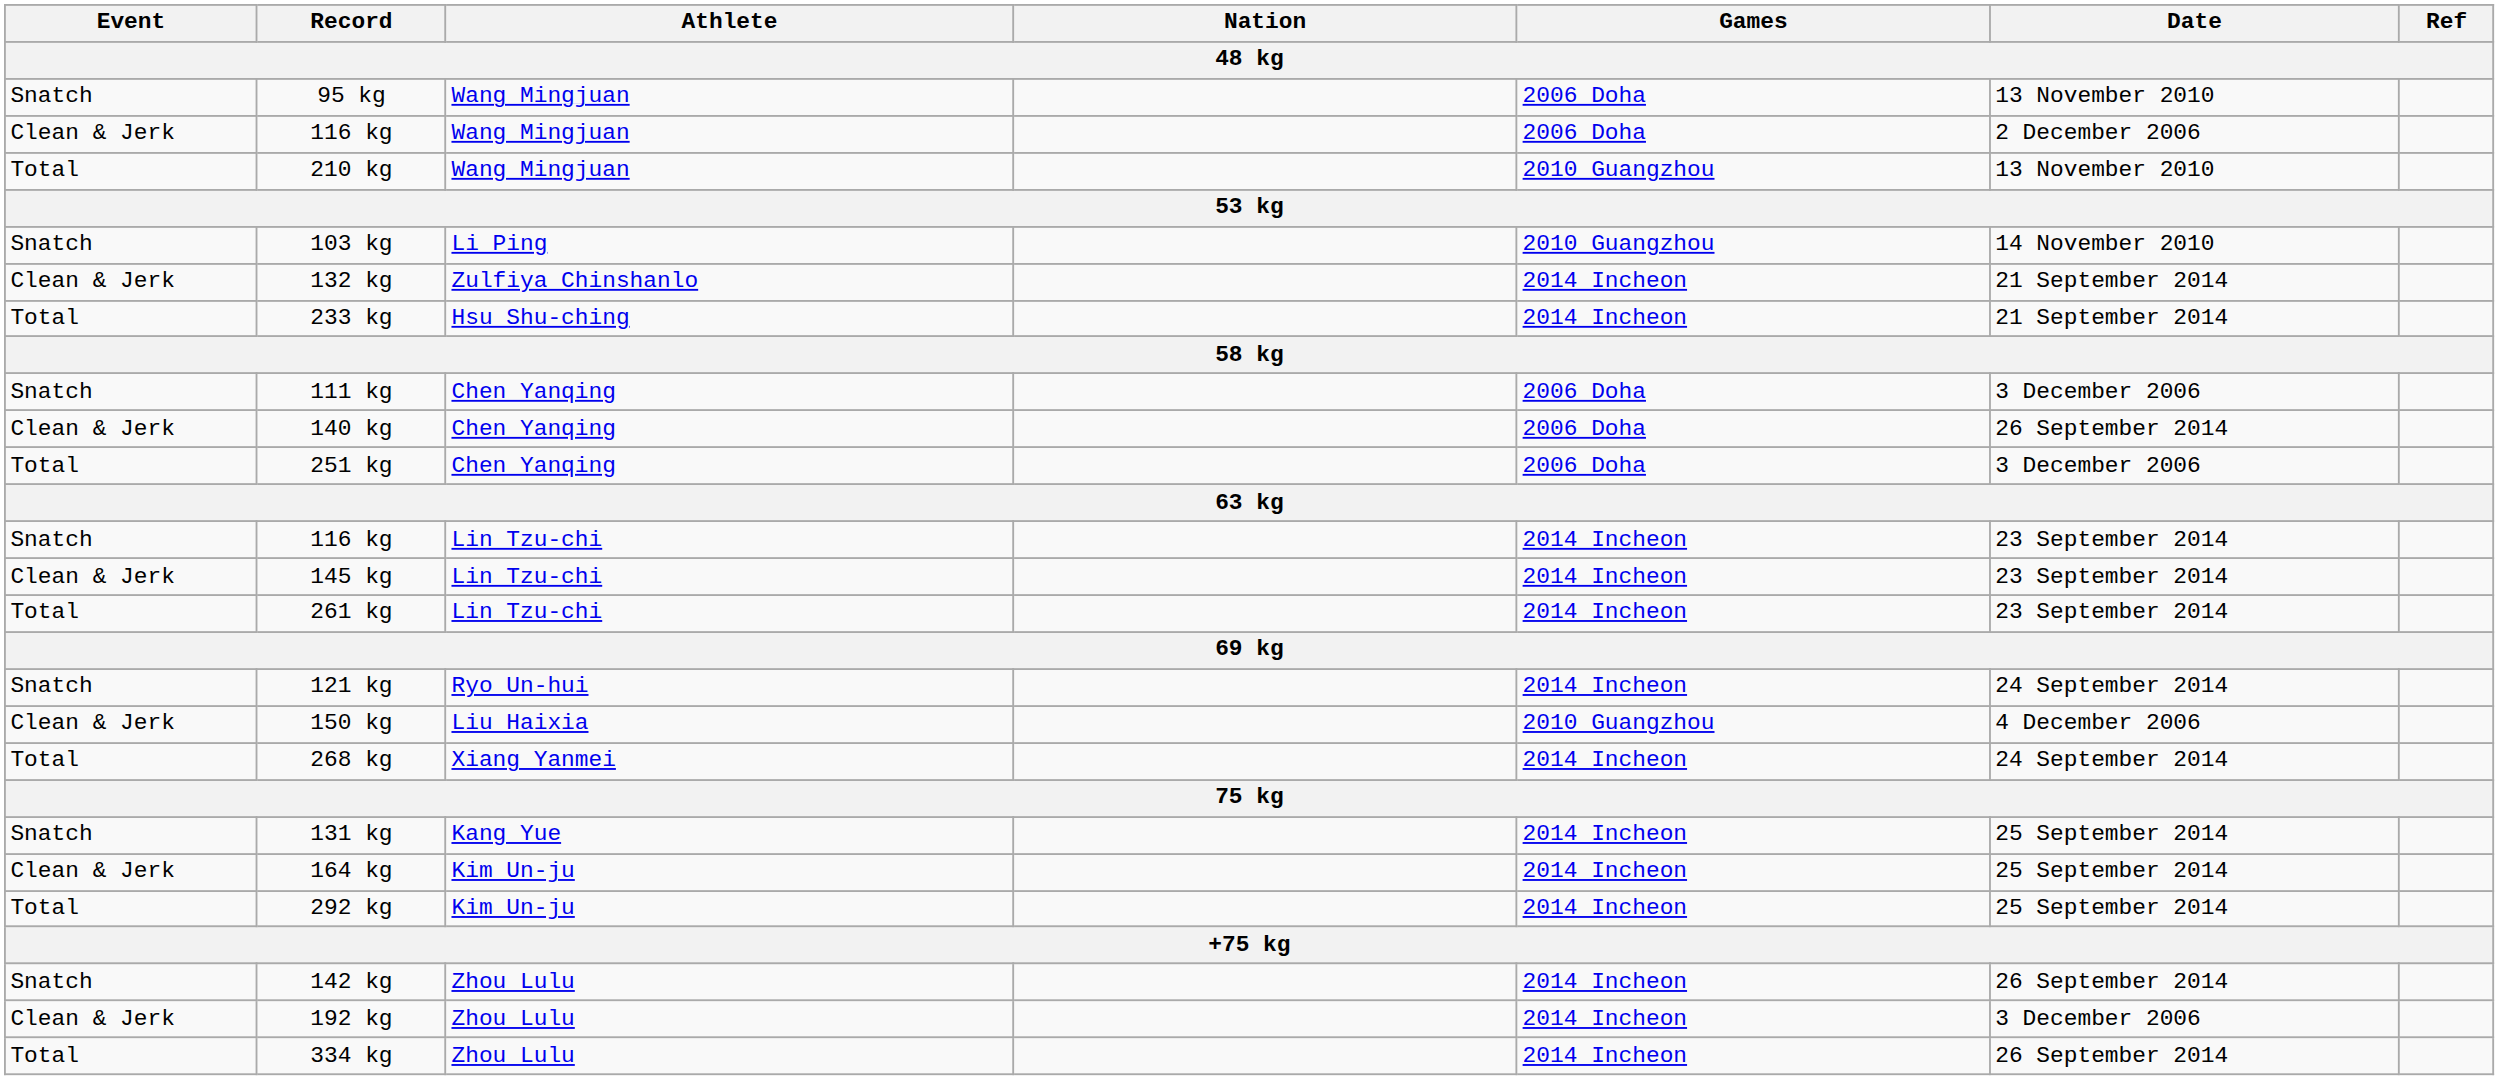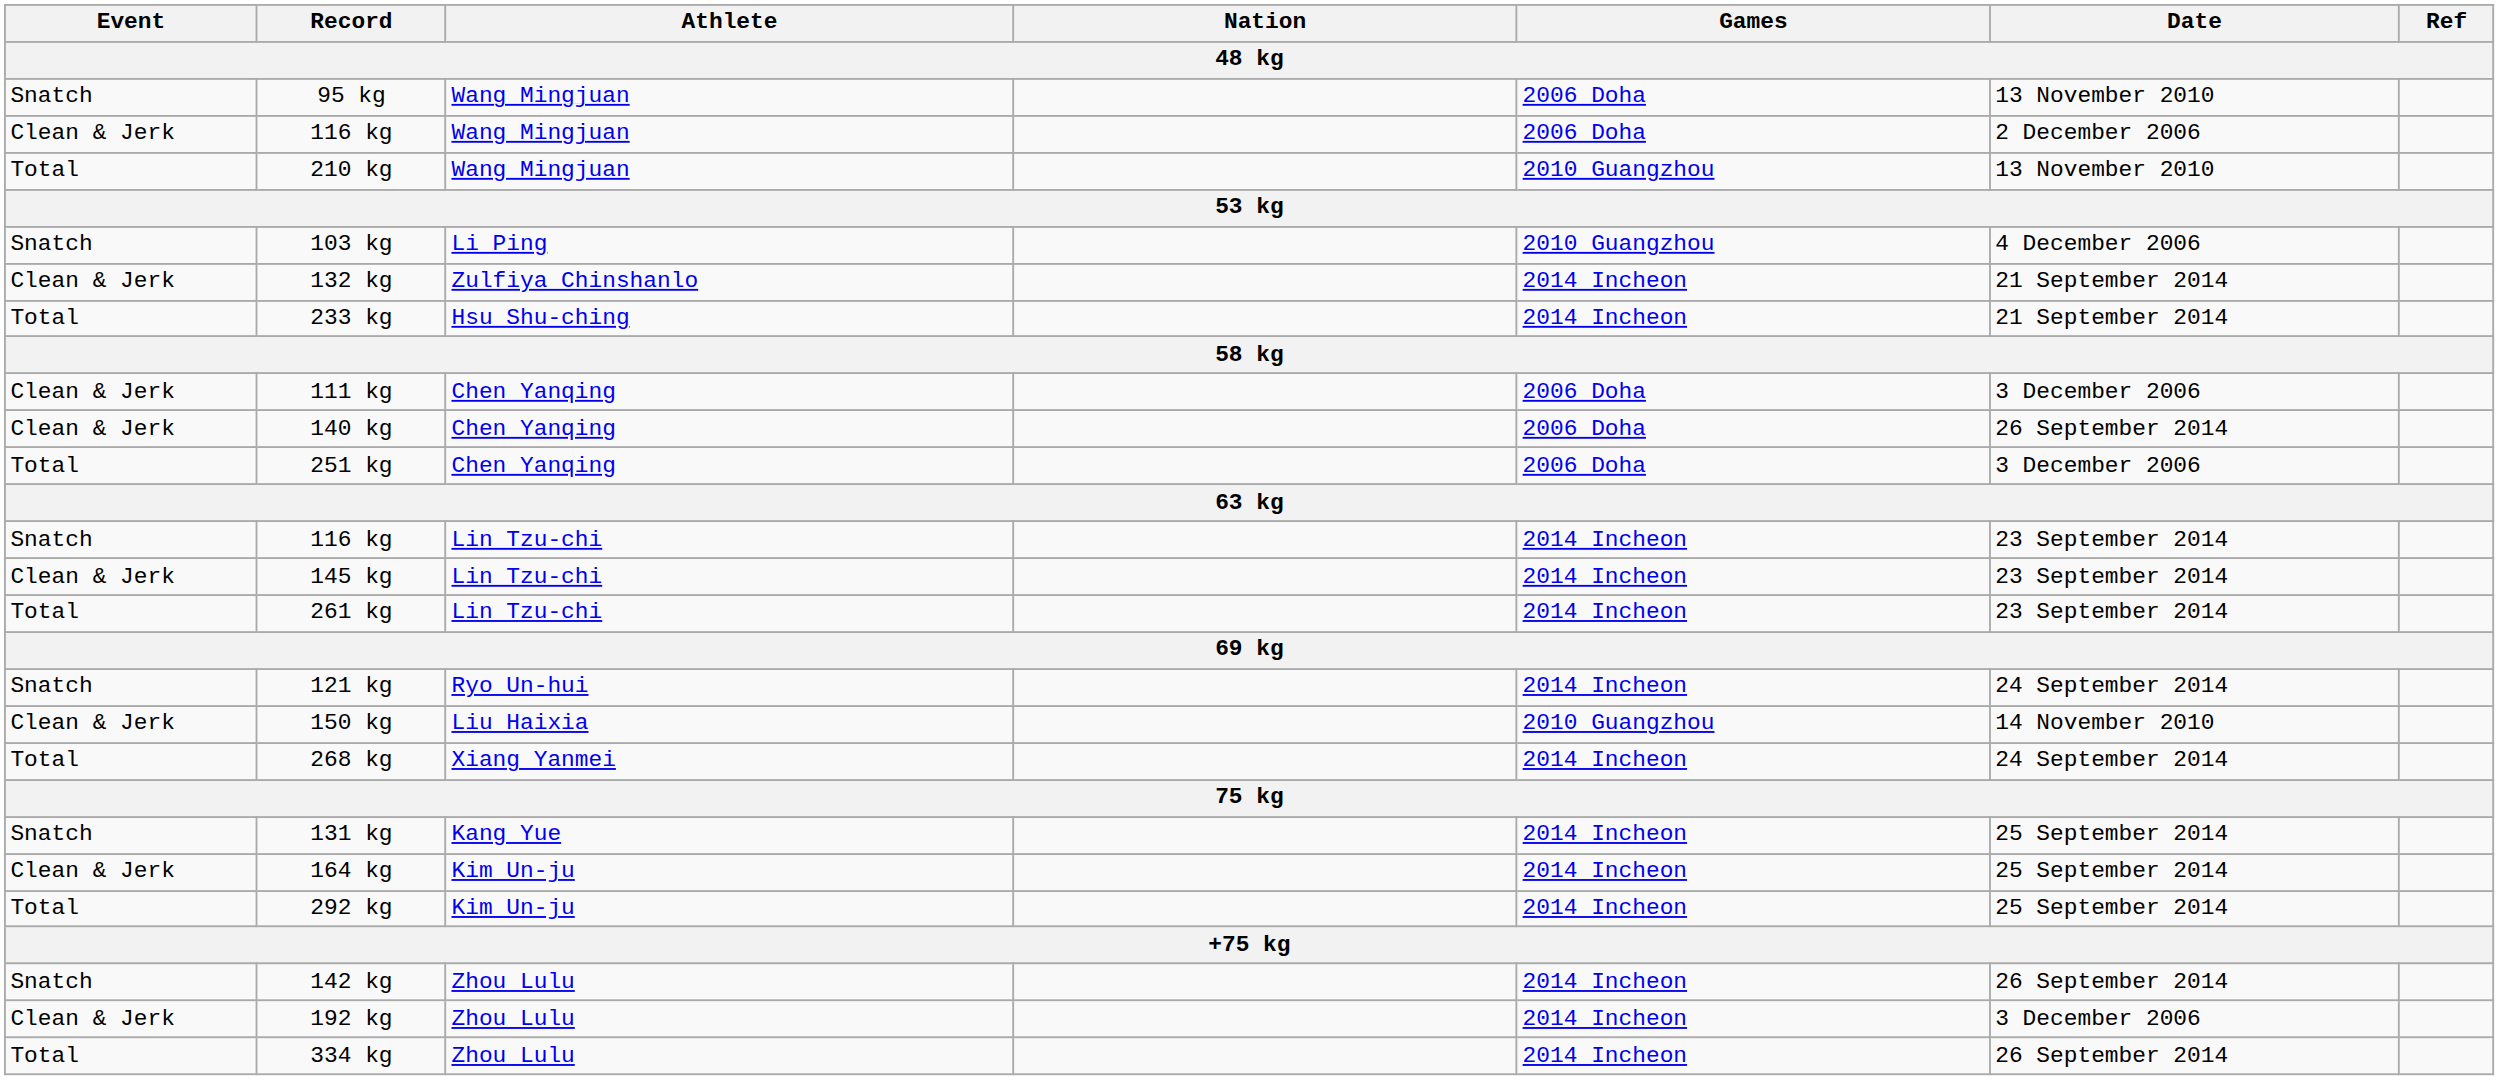(2105, 245) 14 November 2010 -> (2098, 245) 4 December 2006
(52, 393) Snatch -> (93, 393) Clean & Jerk
(2098, 725) 4 December 2006 -> (2105, 725) 14 November 2010
